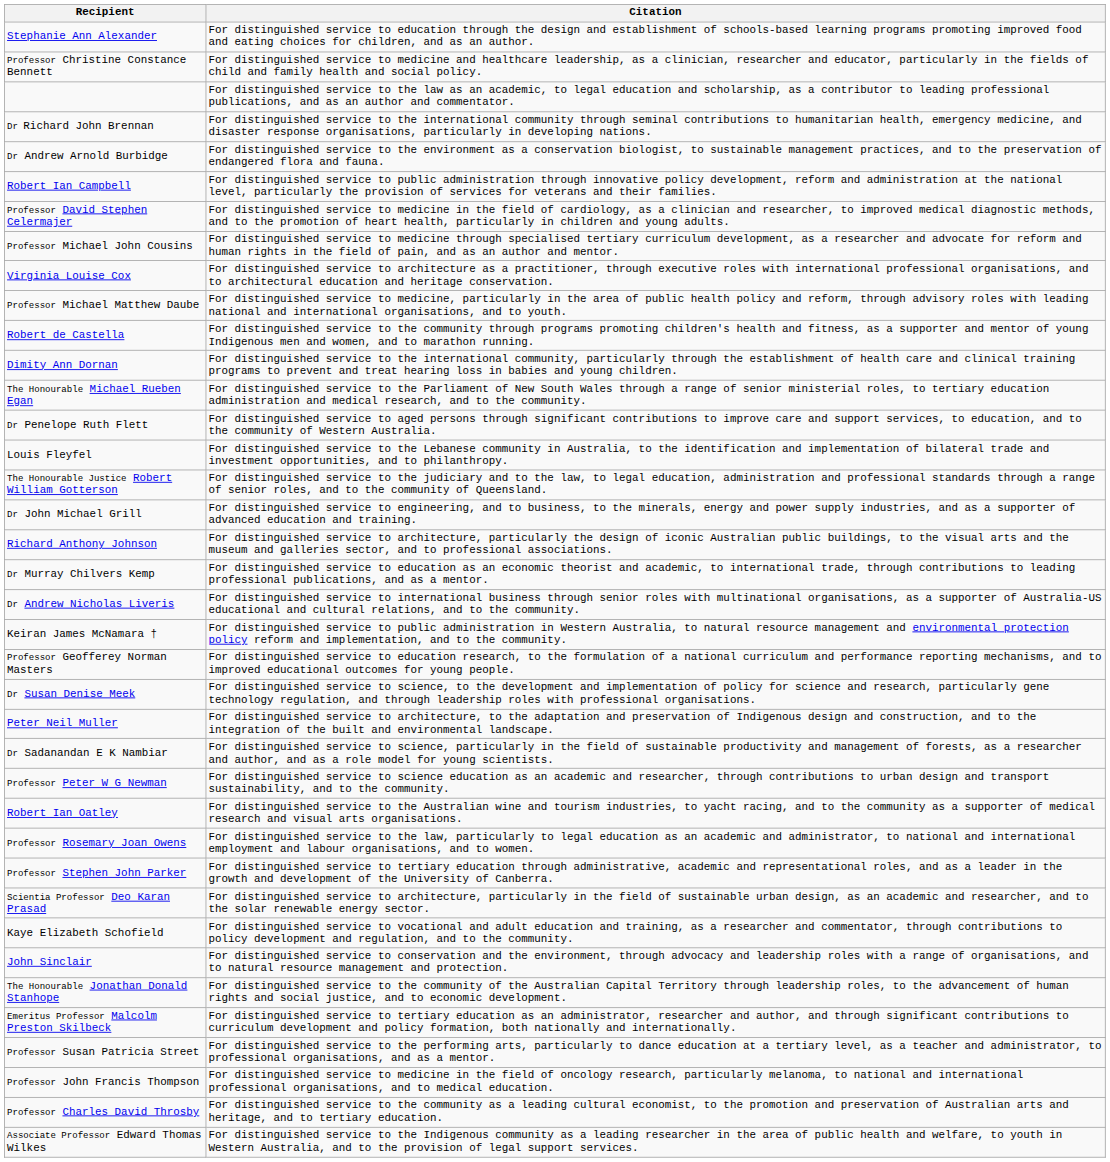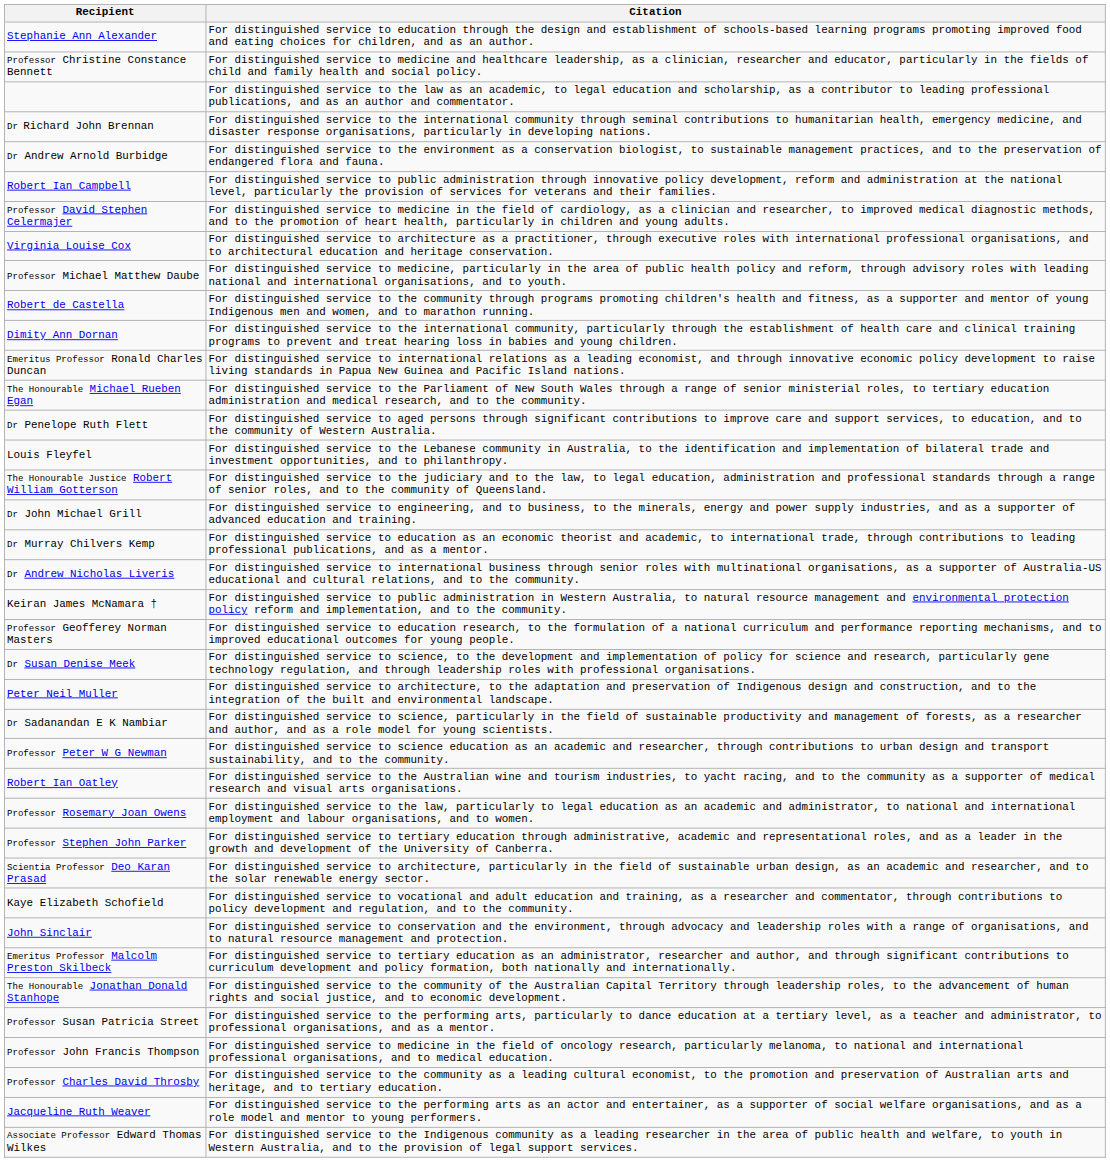- row: (100, 246)
+ row: (105, 366)
- row: (82, 545)
rows swapped: (82, 1023) <-> (97, 993)
+ row: (79, 1112)
